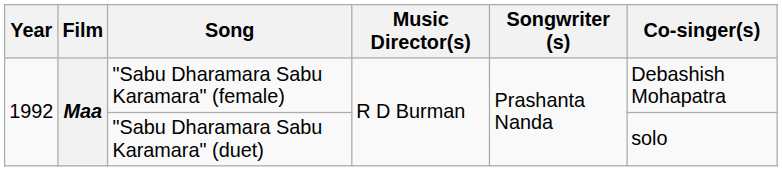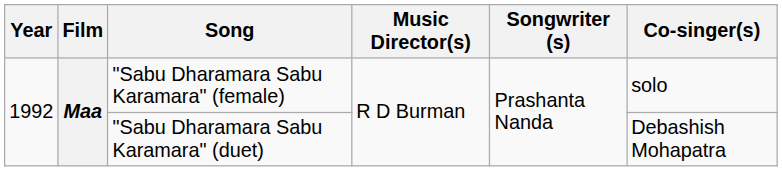(679, 85) Debashish Mohapatra -> (649, 85) solo
(649, 138) solo -> (679, 138) Debashish Mohapatra
